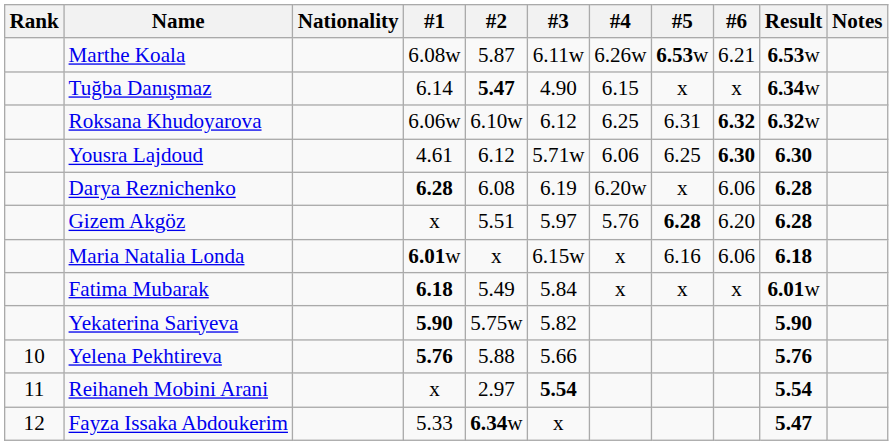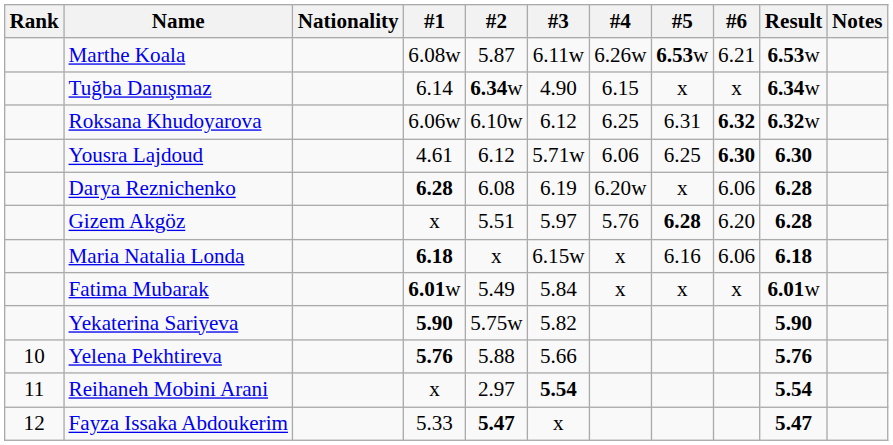(496, 88) 5.47 -> (496, 88) 6.34w
(434, 255) 6.01w -> (434, 255) 6.18
(434, 289) 6.18 -> (434, 289) 6.01w
(496, 423) 6.34w -> (496, 423) 5.47
